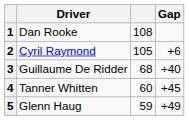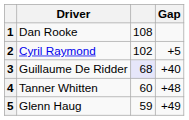(143, 51) 105 -> (143, 51) 102
(174, 51) +6 -> (174, 51) +5
(146, 69) no background -> (146, 69) lavender background
(171, 88) +45 -> (171, 88) +48
